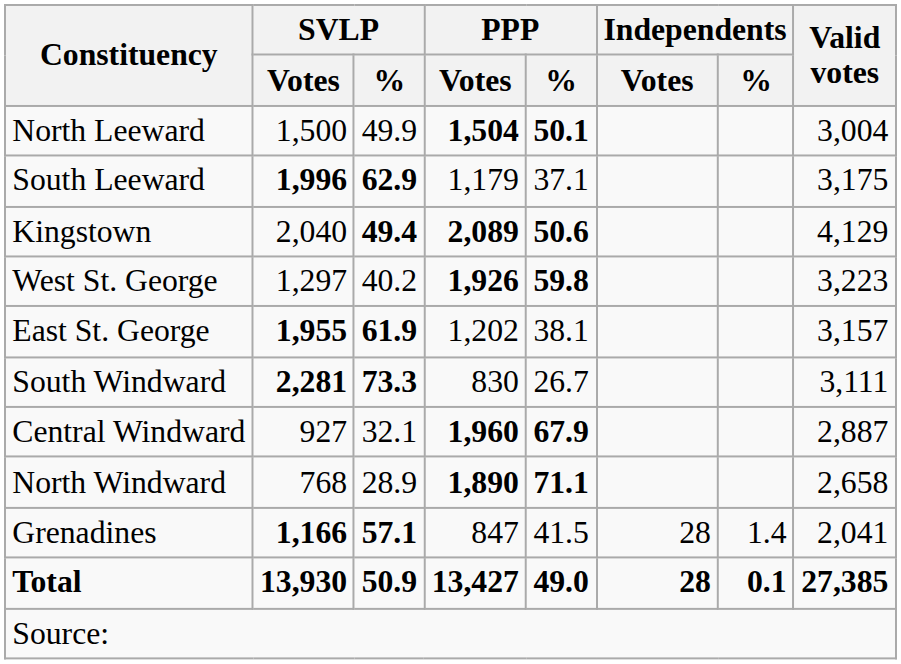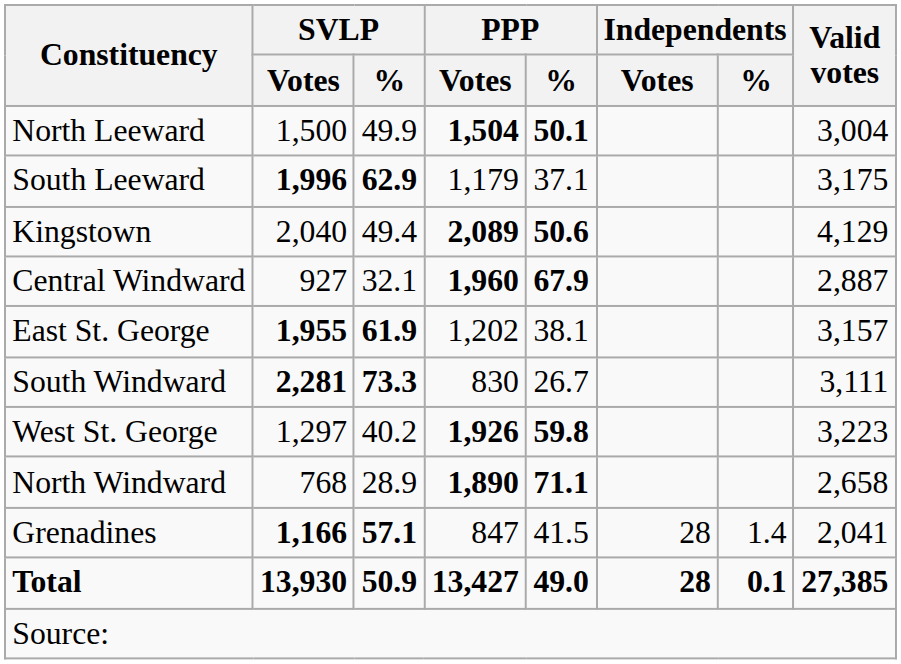(389, 230) bold -> (389, 230) normal
rows swapped: (115, 280) <-> (129, 431)
